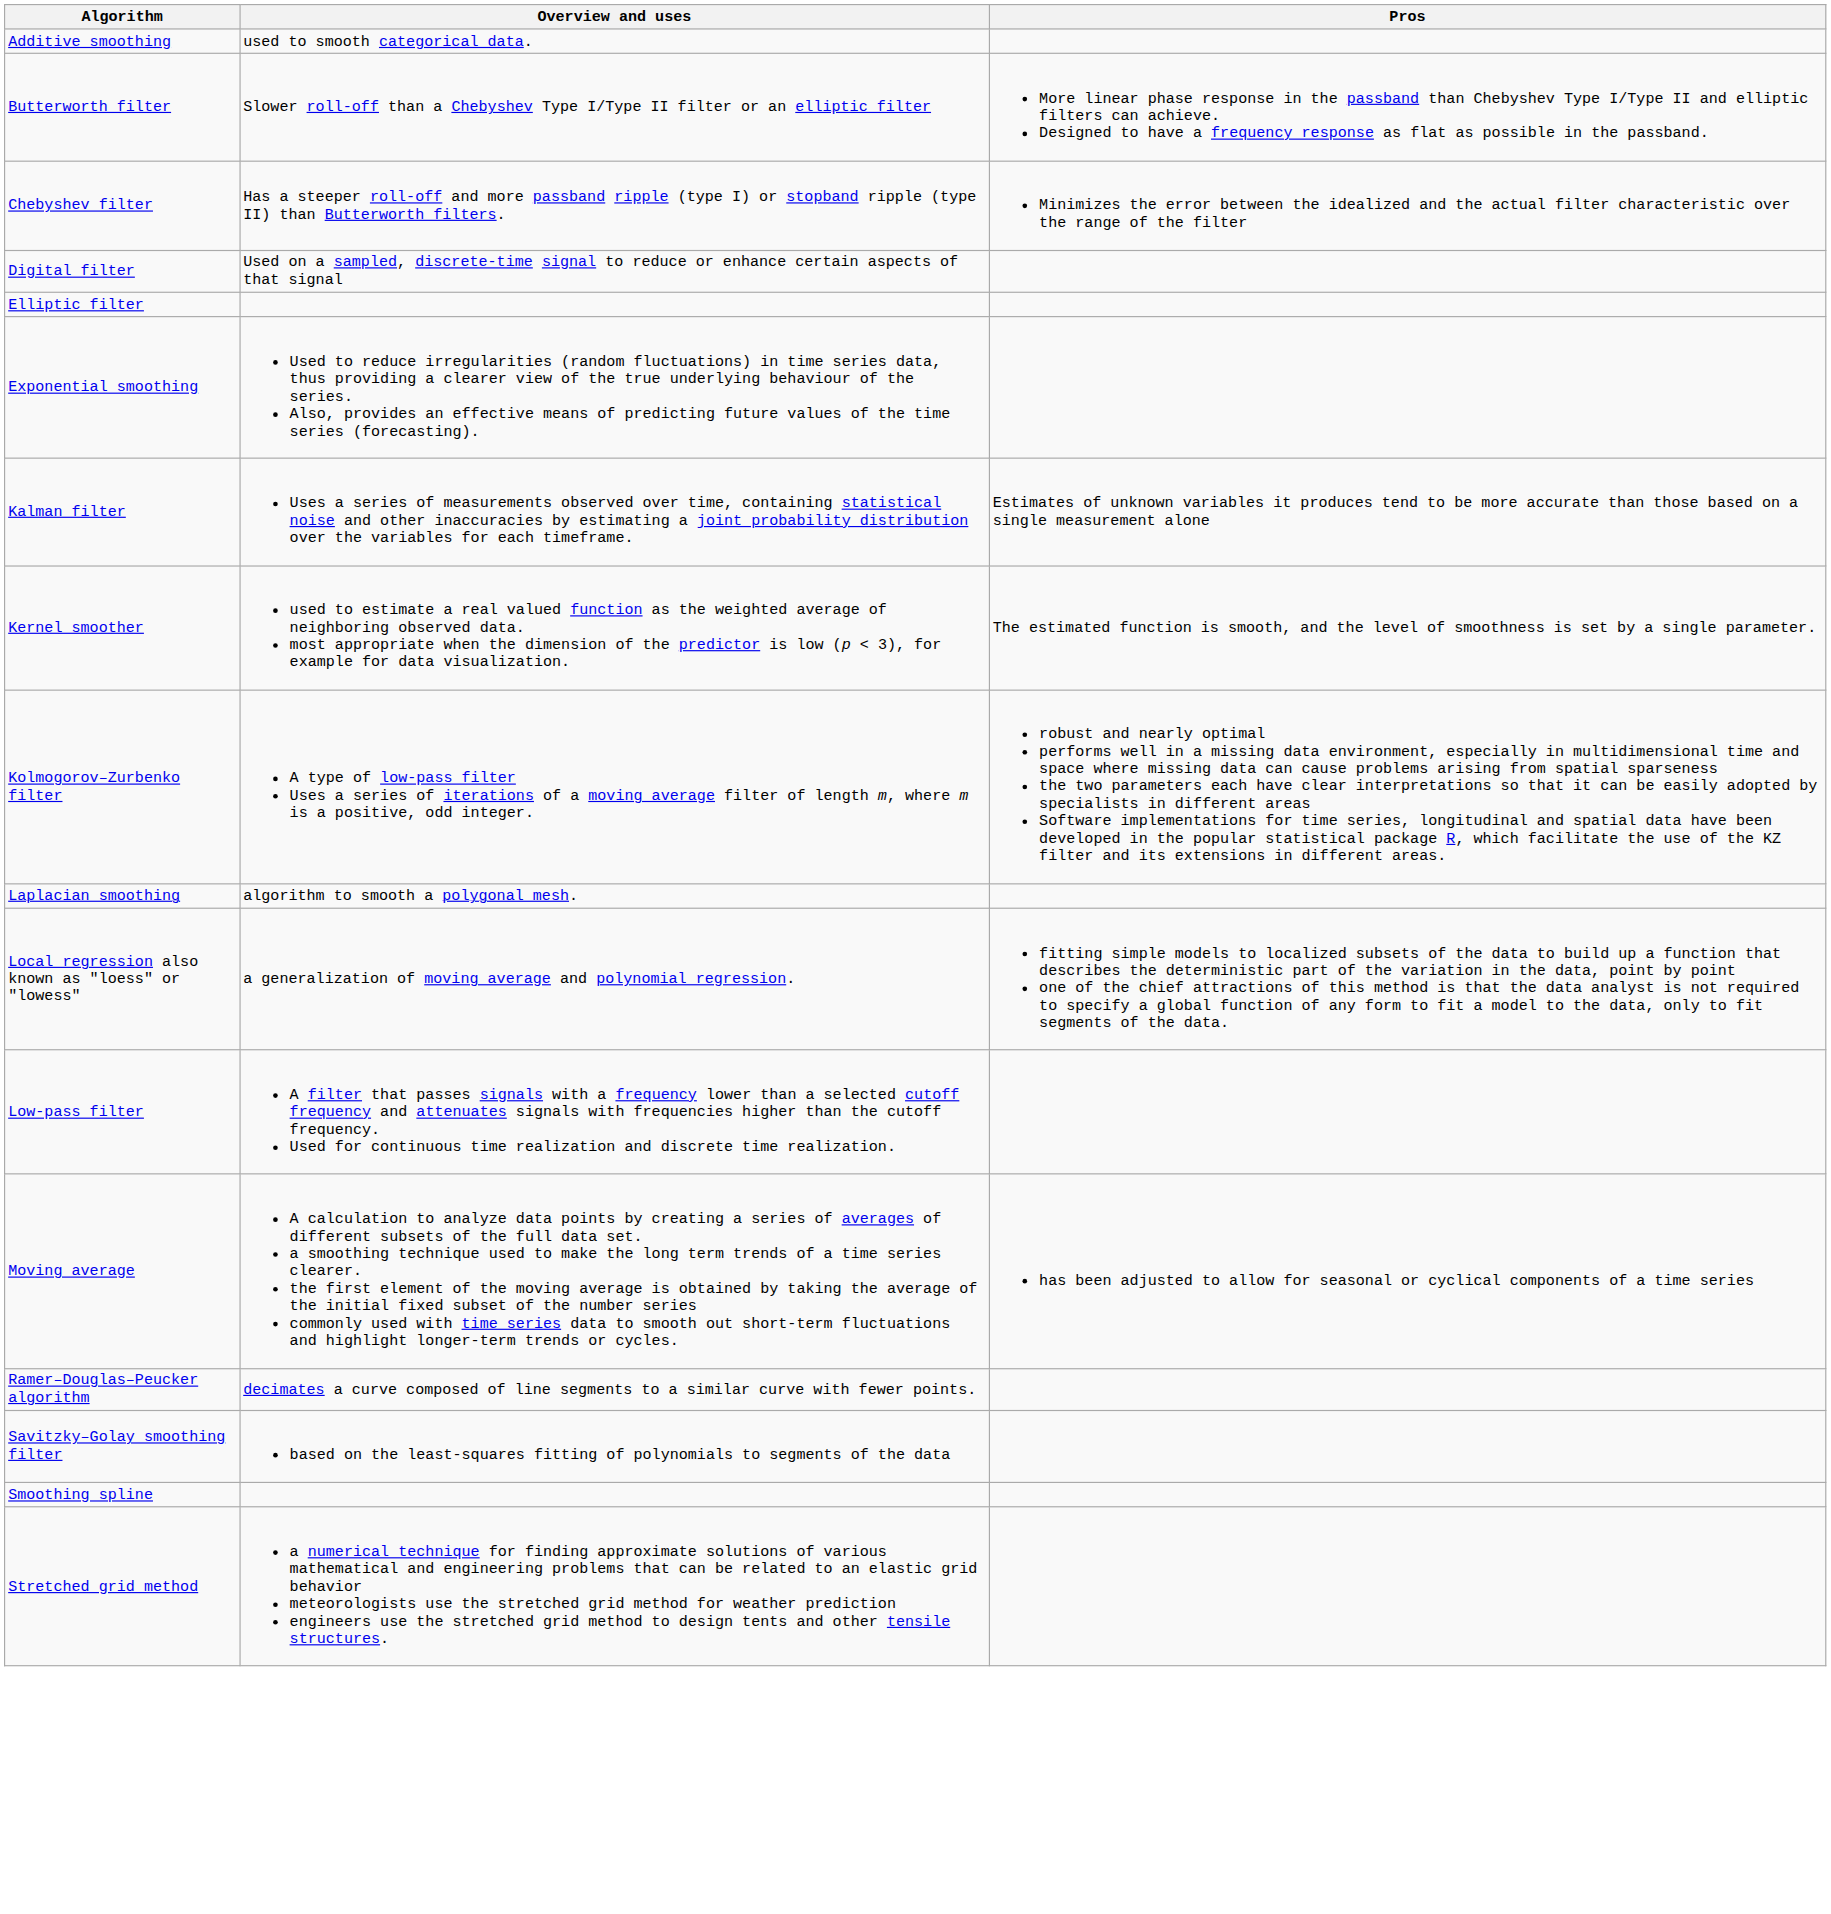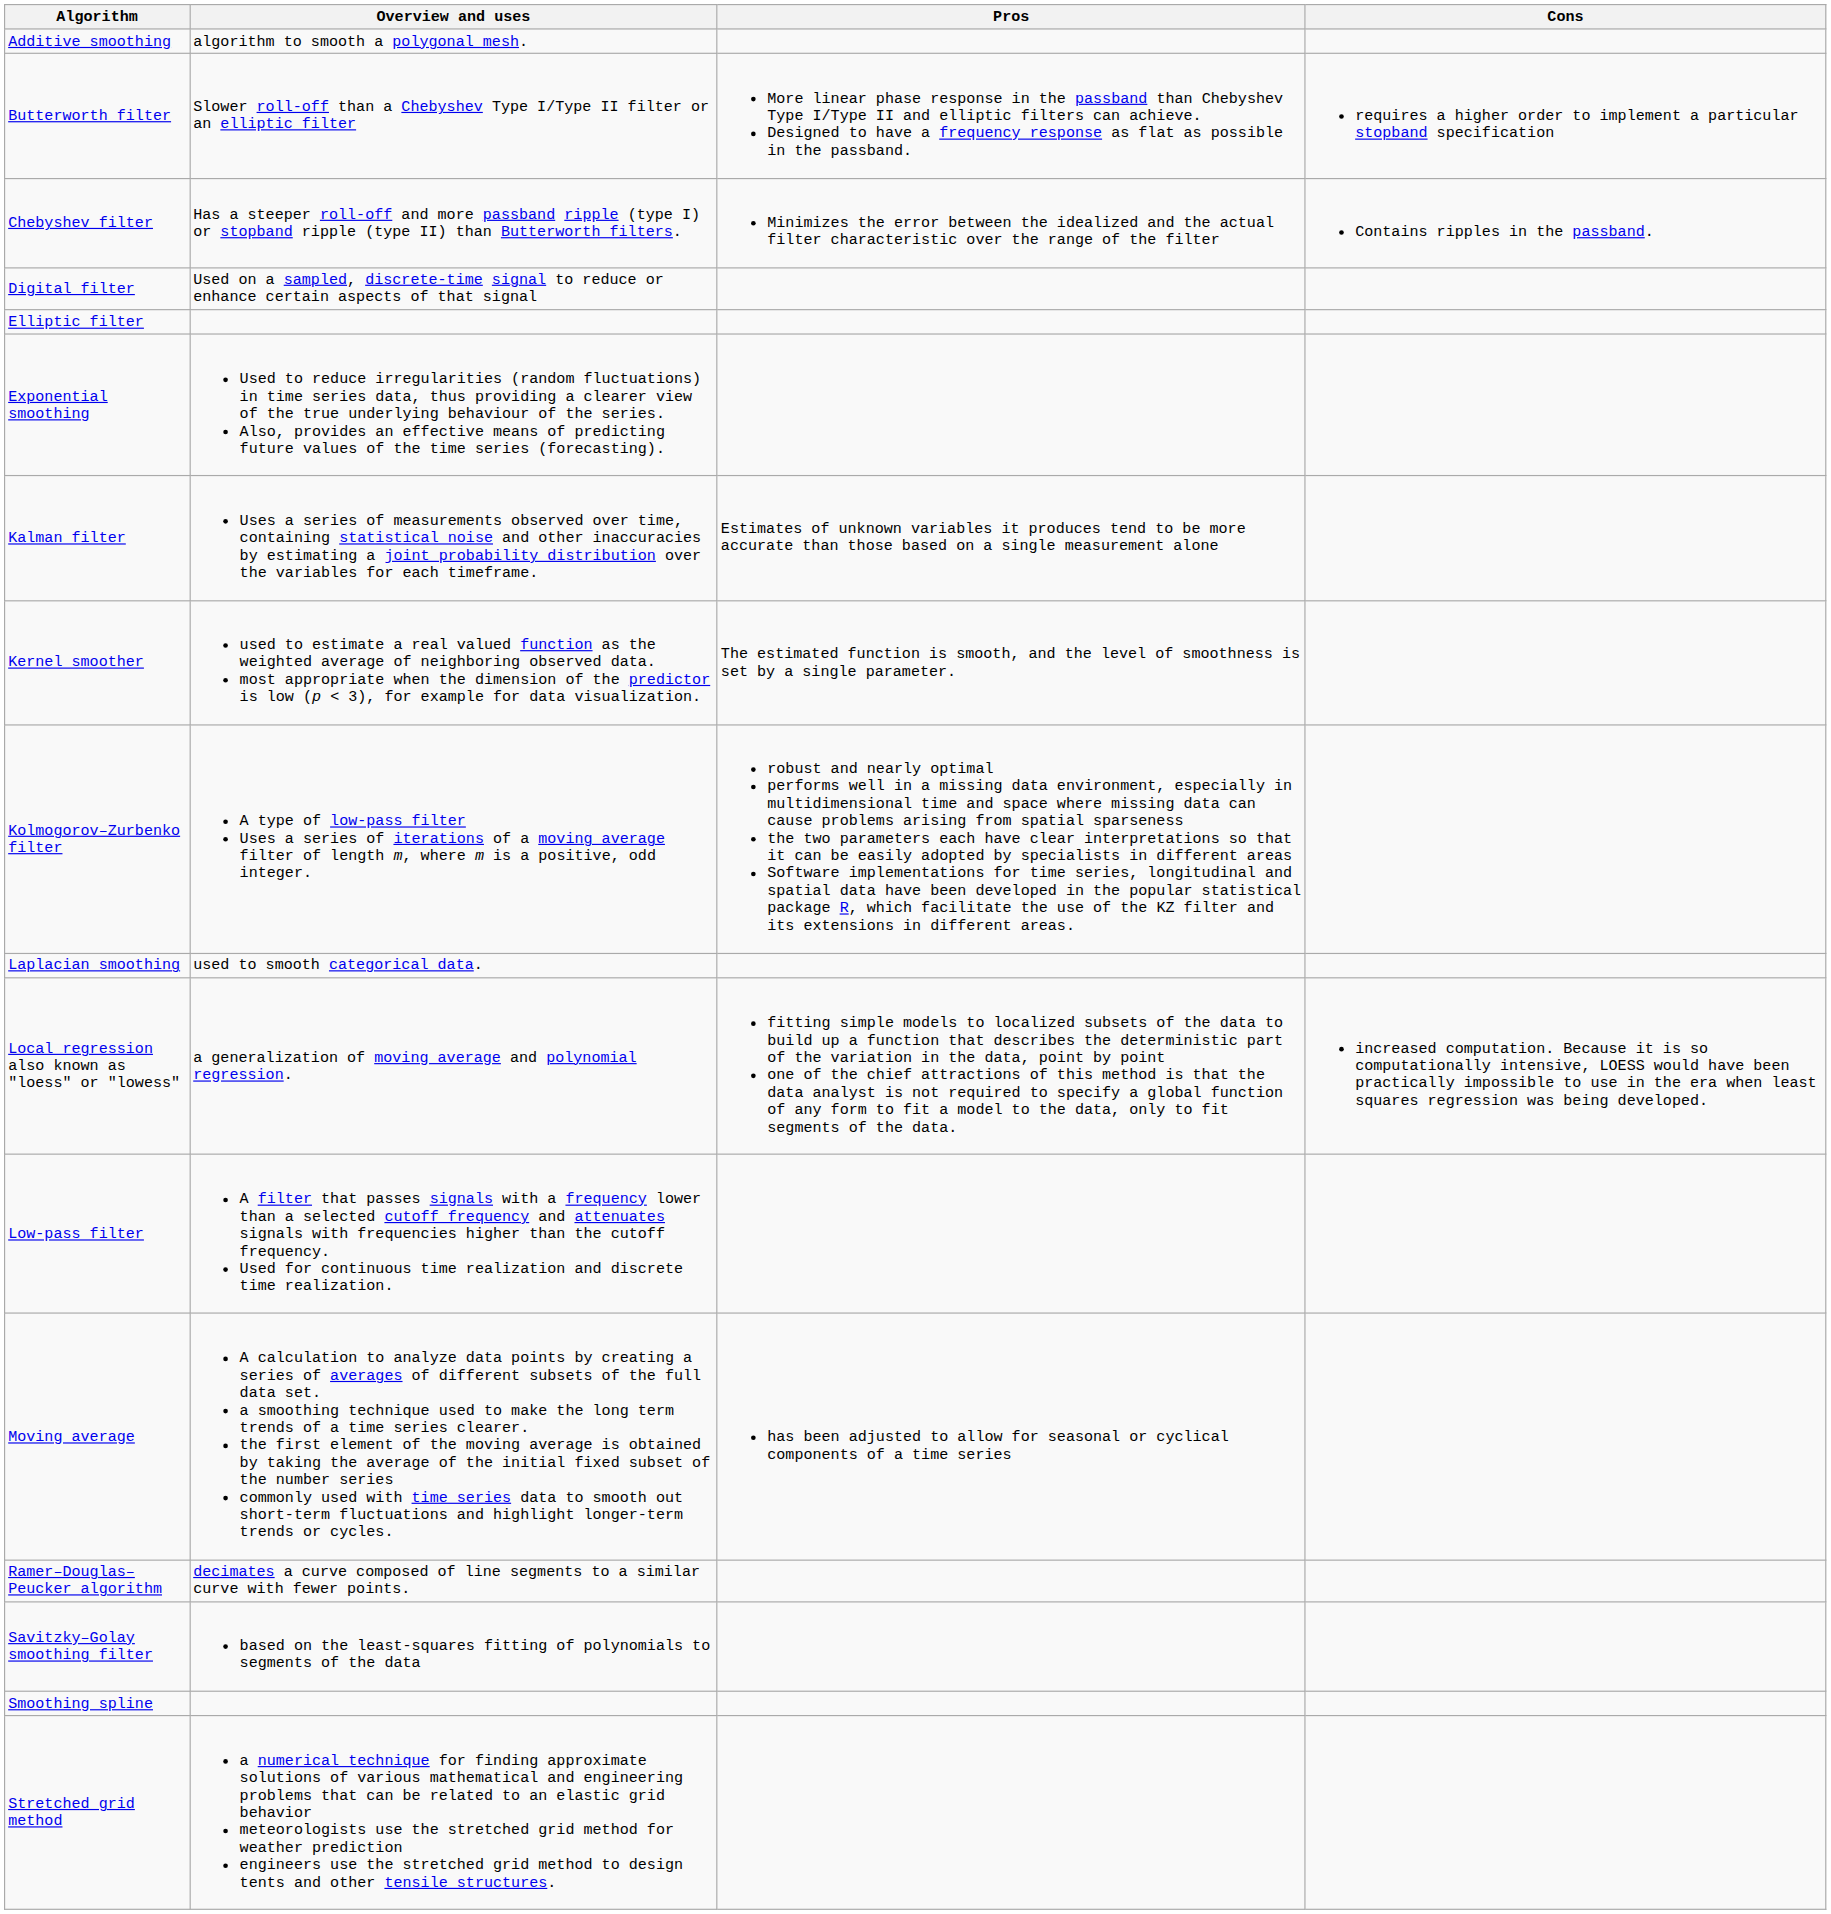+ column: (1565, 17)
(388, 41) used to smooth categorical data. -> (361, 41) algorithm to smooth a polygonal mesh.
(411, 896) algorithm to smooth a polygonal mesh. -> (338, 966) used to smooth categorical data.
